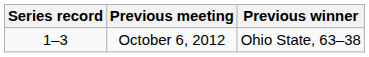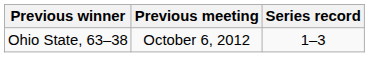columns swapped: (55, 16) <-> (301, 16)
